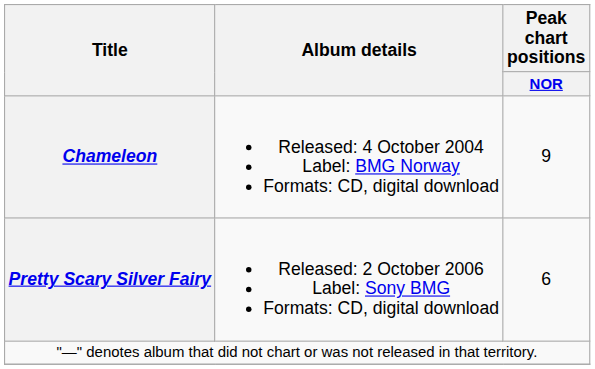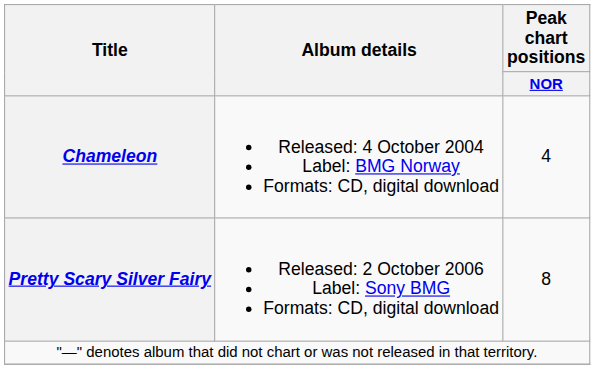(546, 156) 9 -> (546, 156) 4
(546, 279) 6 -> (546, 279) 8
